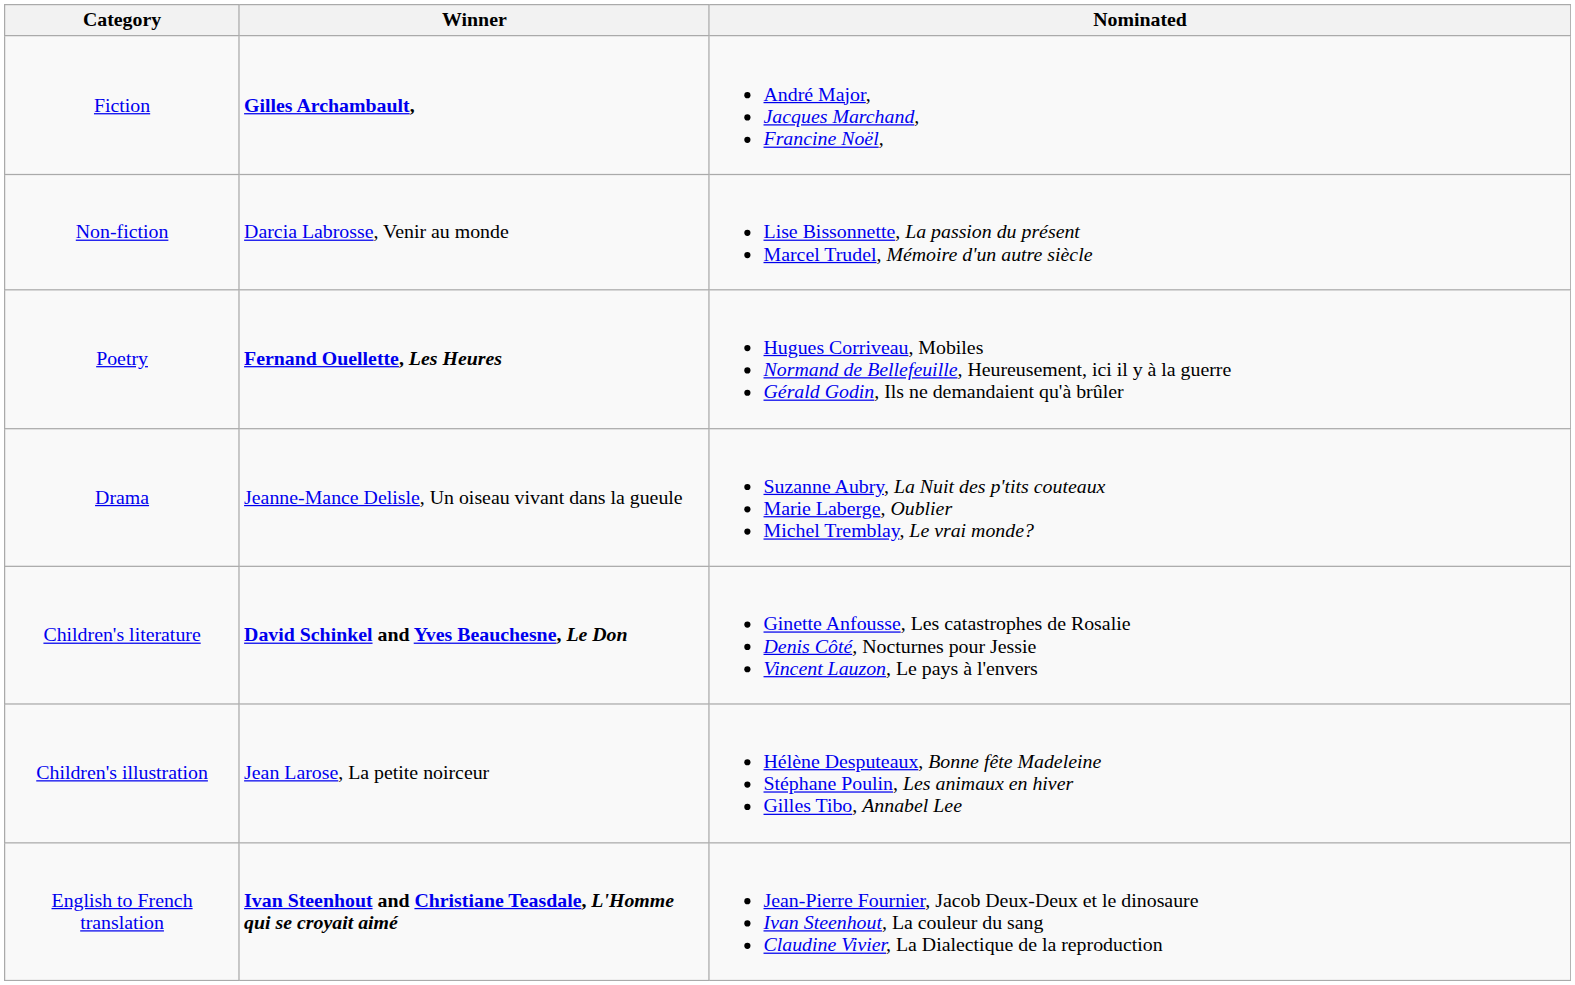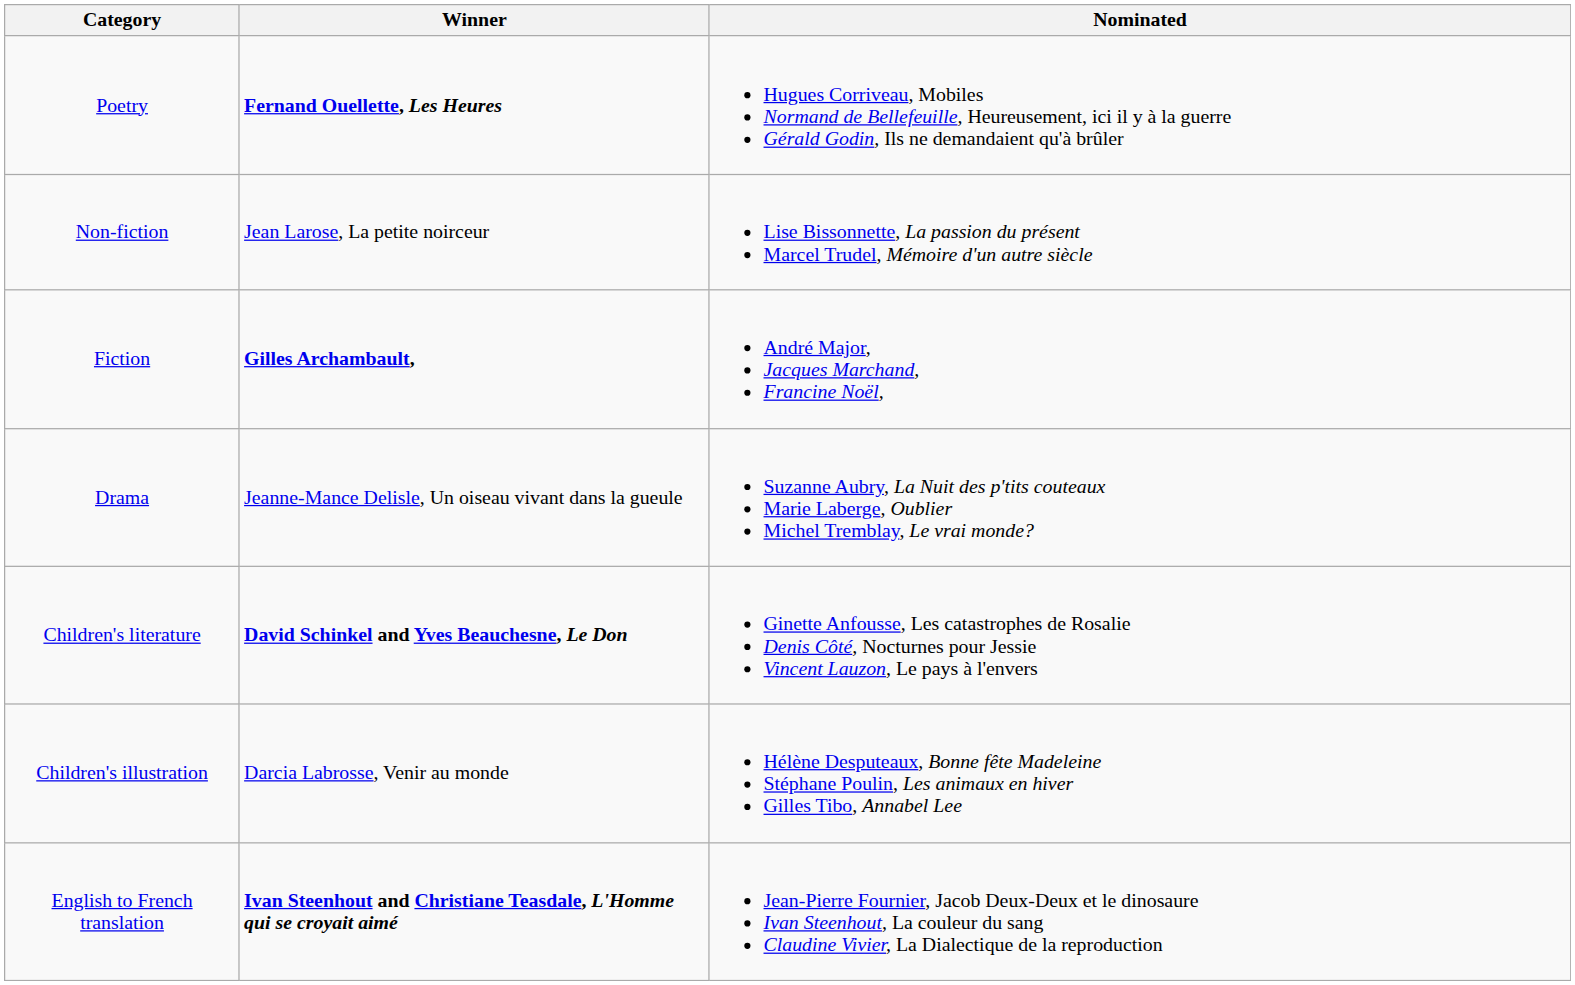rows swapped: (122, 105) <-> (122, 358)
(376, 231) Darcia Labrosse, Venir au monde -> (367, 231) Jean Larose, La petite noirceur
(367, 773) Jean Larose, La petite noirceur -> (376, 773) Darcia Labrosse, Venir au monde
